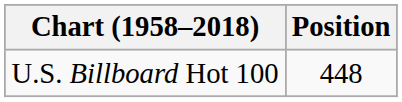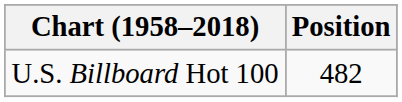(341, 72) 448 -> (341, 72) 482
